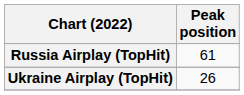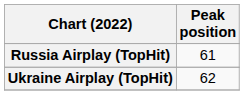(208, 78) 26 -> (208, 78) 62
